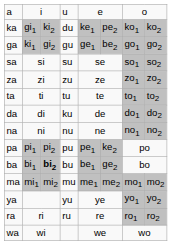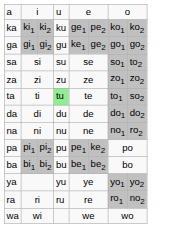(30, 28) gi1 -> (29, 28) ki1
(68, 28) du -> (61, 28) ku
(87, 28) ke1 -> (79, 28) ge1
(30, 45) ki1 -> (29, 45) gi1
(88, 45) ge1 -> (78, 45) ke1
(110, 45) be2 -> (98, 45) ge2
(154, 62) so2 -> (136, 62) to2
(66, 96) no background -> (60, 96) lightgreen background
(153, 97) to2 -> (137, 97) so2
(67, 113) ku -> (61, 113) du
(154, 131) no2 -> (136, 131) ro2
(50, 165) bold -> (46, 165) normal
(110, 165) ge2 -> (98, 165) be2
- row: (13, 182)
(153, 217) ro2 -> (137, 199) no2
